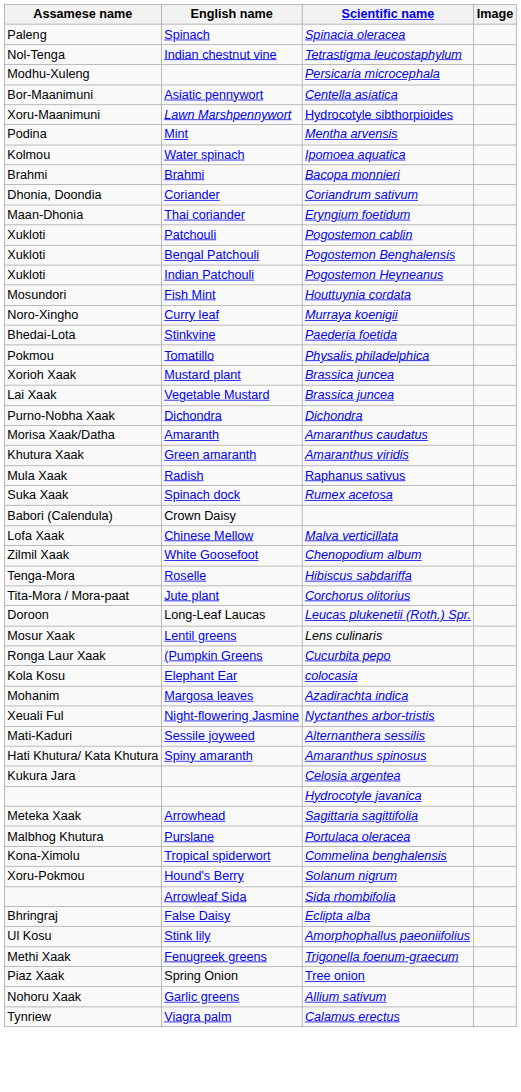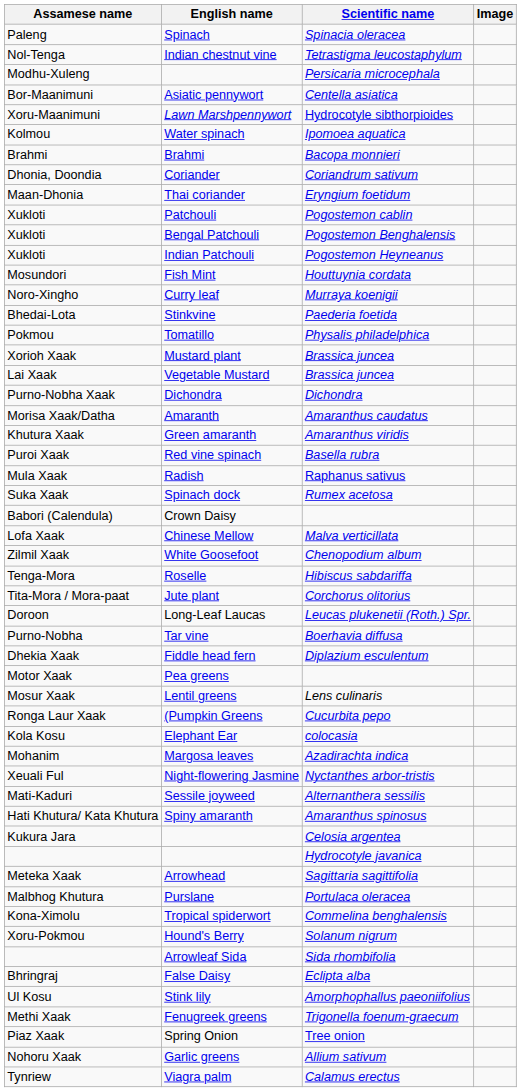- row: (176, 134)
+ row: (213, 455)
+ row: (186, 635)
+ row: (210, 656)
+ row: (197, 676)
